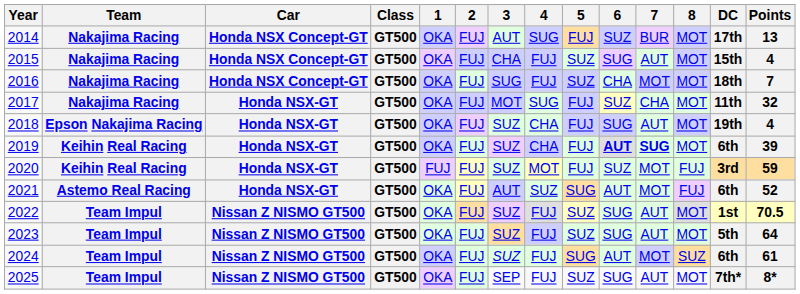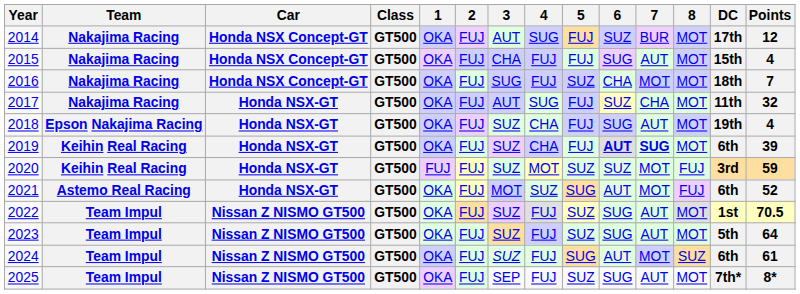(770, 37) 13 -> (770, 37) 12
(581, 59) SUZ -> (581, 59) FUJ
(506, 103) MOT -> (506, 103) AUT
(581, 168) FUJ -> (581, 168) SUZ
(506, 190) AUT -> (506, 190) MOT
